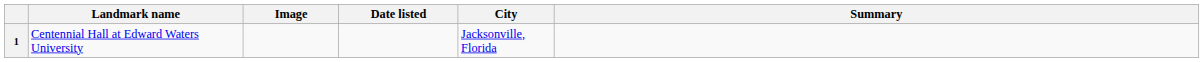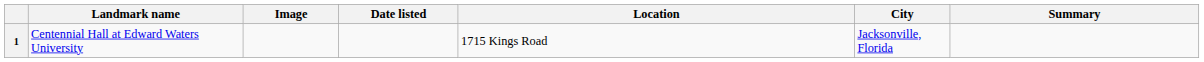+ column: (656, 14)
